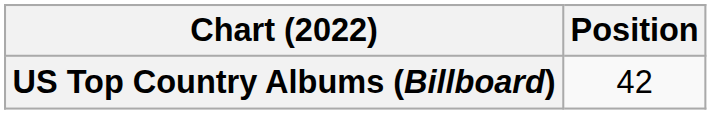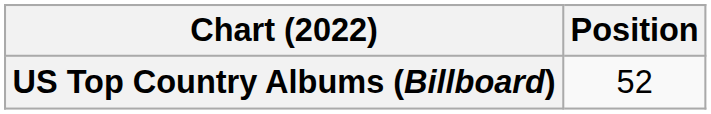(635, 81) 42 -> (635, 81) 52
